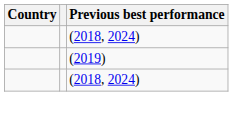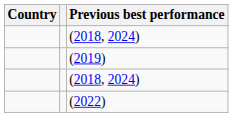+ row: (32, 101)
